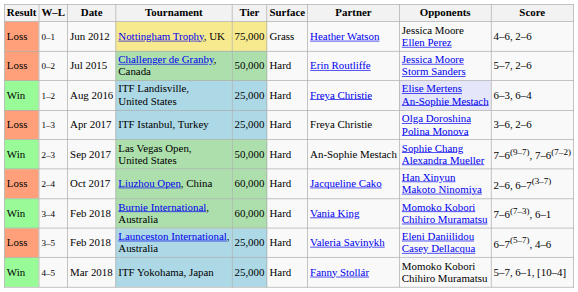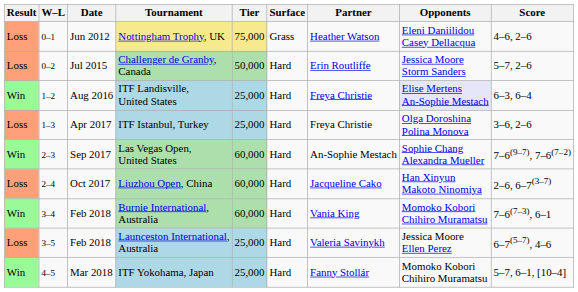(433, 36) Jessica Moore Ellen Perez -> (439, 36) Eleni Daniilidou Casey Dellacqua
(249, 154) 50,000 -> (249, 154) 60,000
(439, 242) Eleni Daniilidou Casey Dellacqua -> (433, 242) Jessica Moore Ellen Perez
